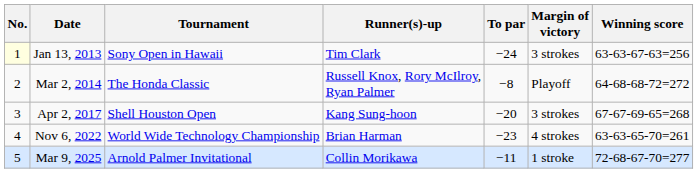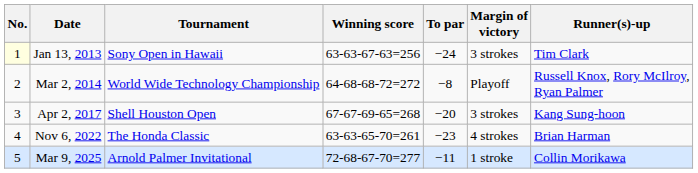columns swapped: (642, 23) <-> (403, 23)
(158, 83) The Honda Classic -> (214, 83) World Wide Technology Championship
(214, 135) World Wide Technology Championship -> (158, 135) The Honda Classic
